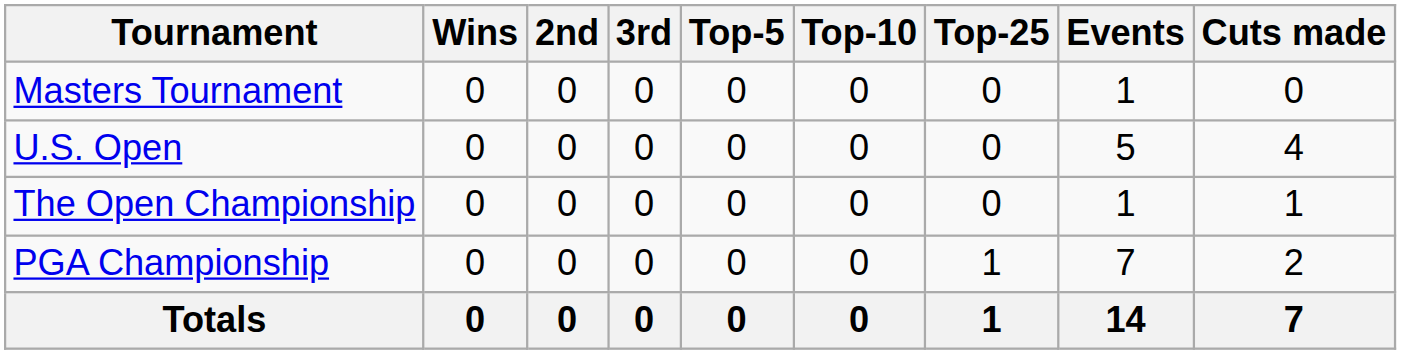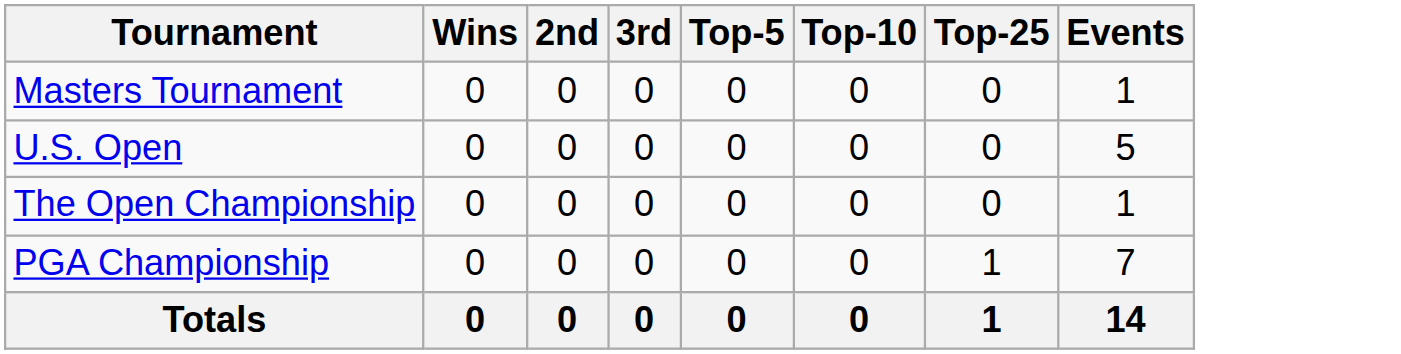- column: (1294, 33)
